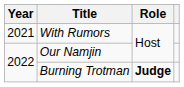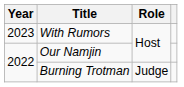(21, 33) 2021 -> (21, 33) 2023
(153, 71) bold -> (152, 71) normal
